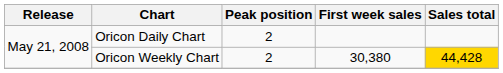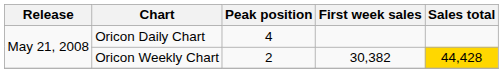(269, 36) 2 -> (269, 36) 4
(370, 57) 30,380 -> (370, 57) 30,382
